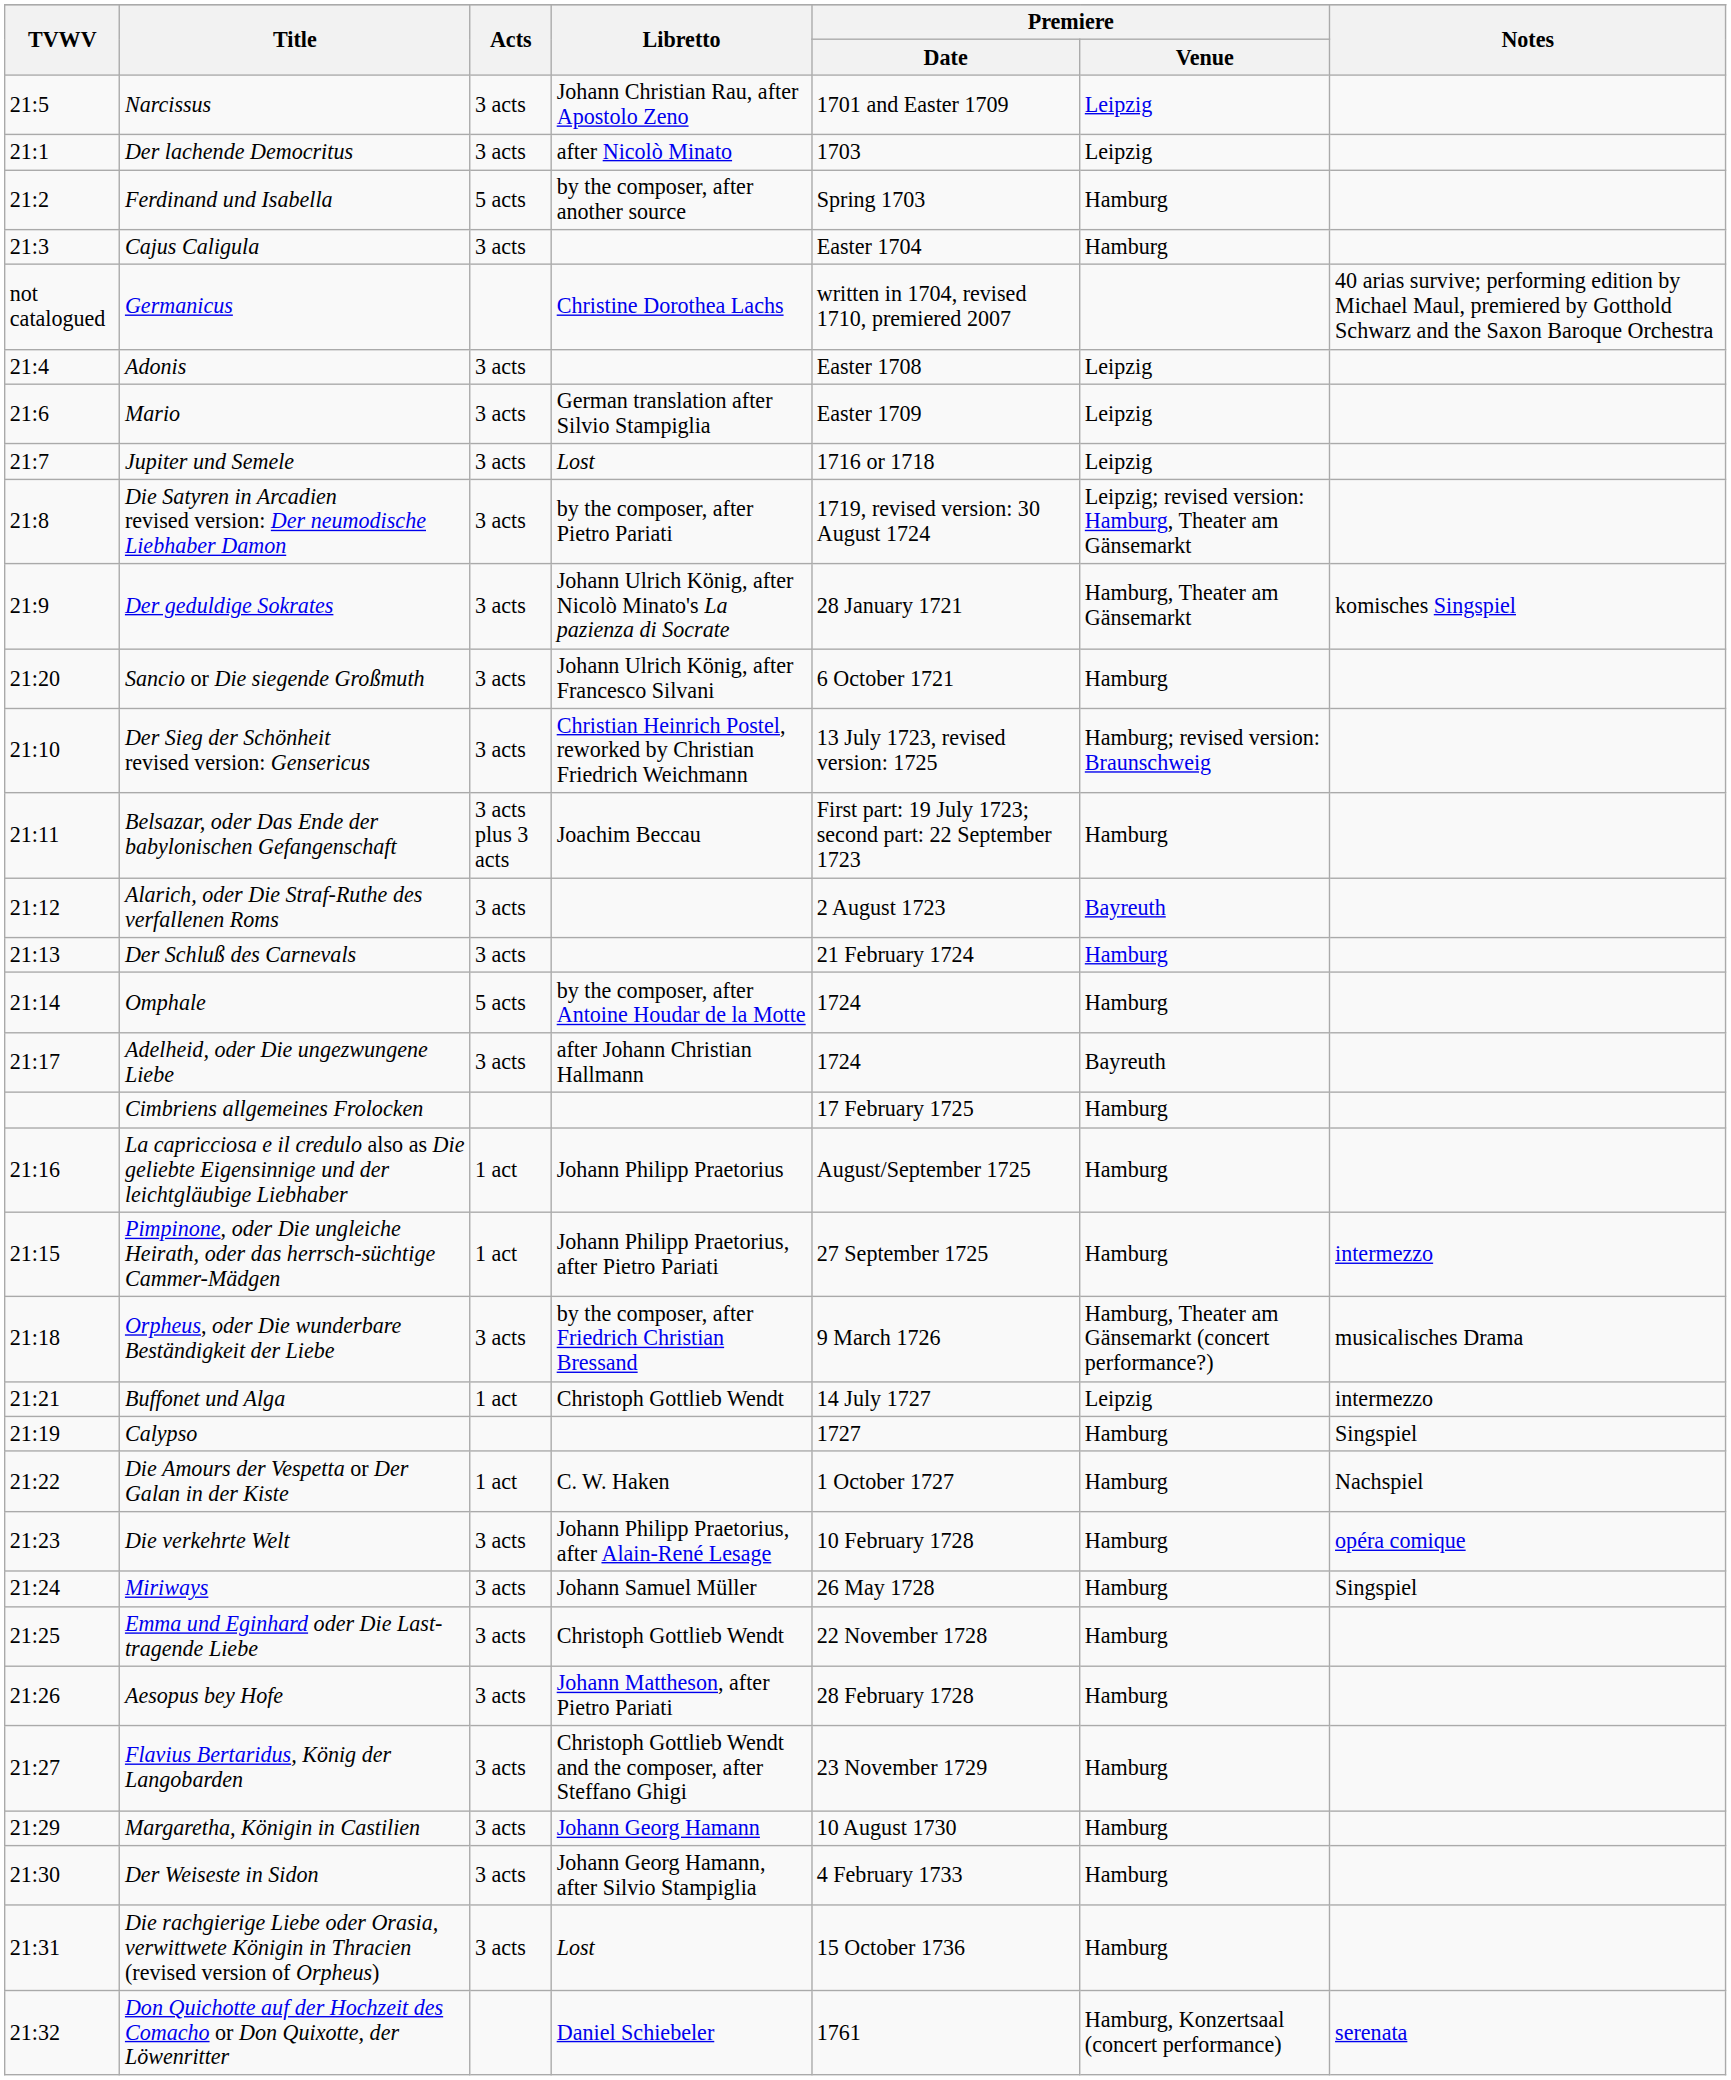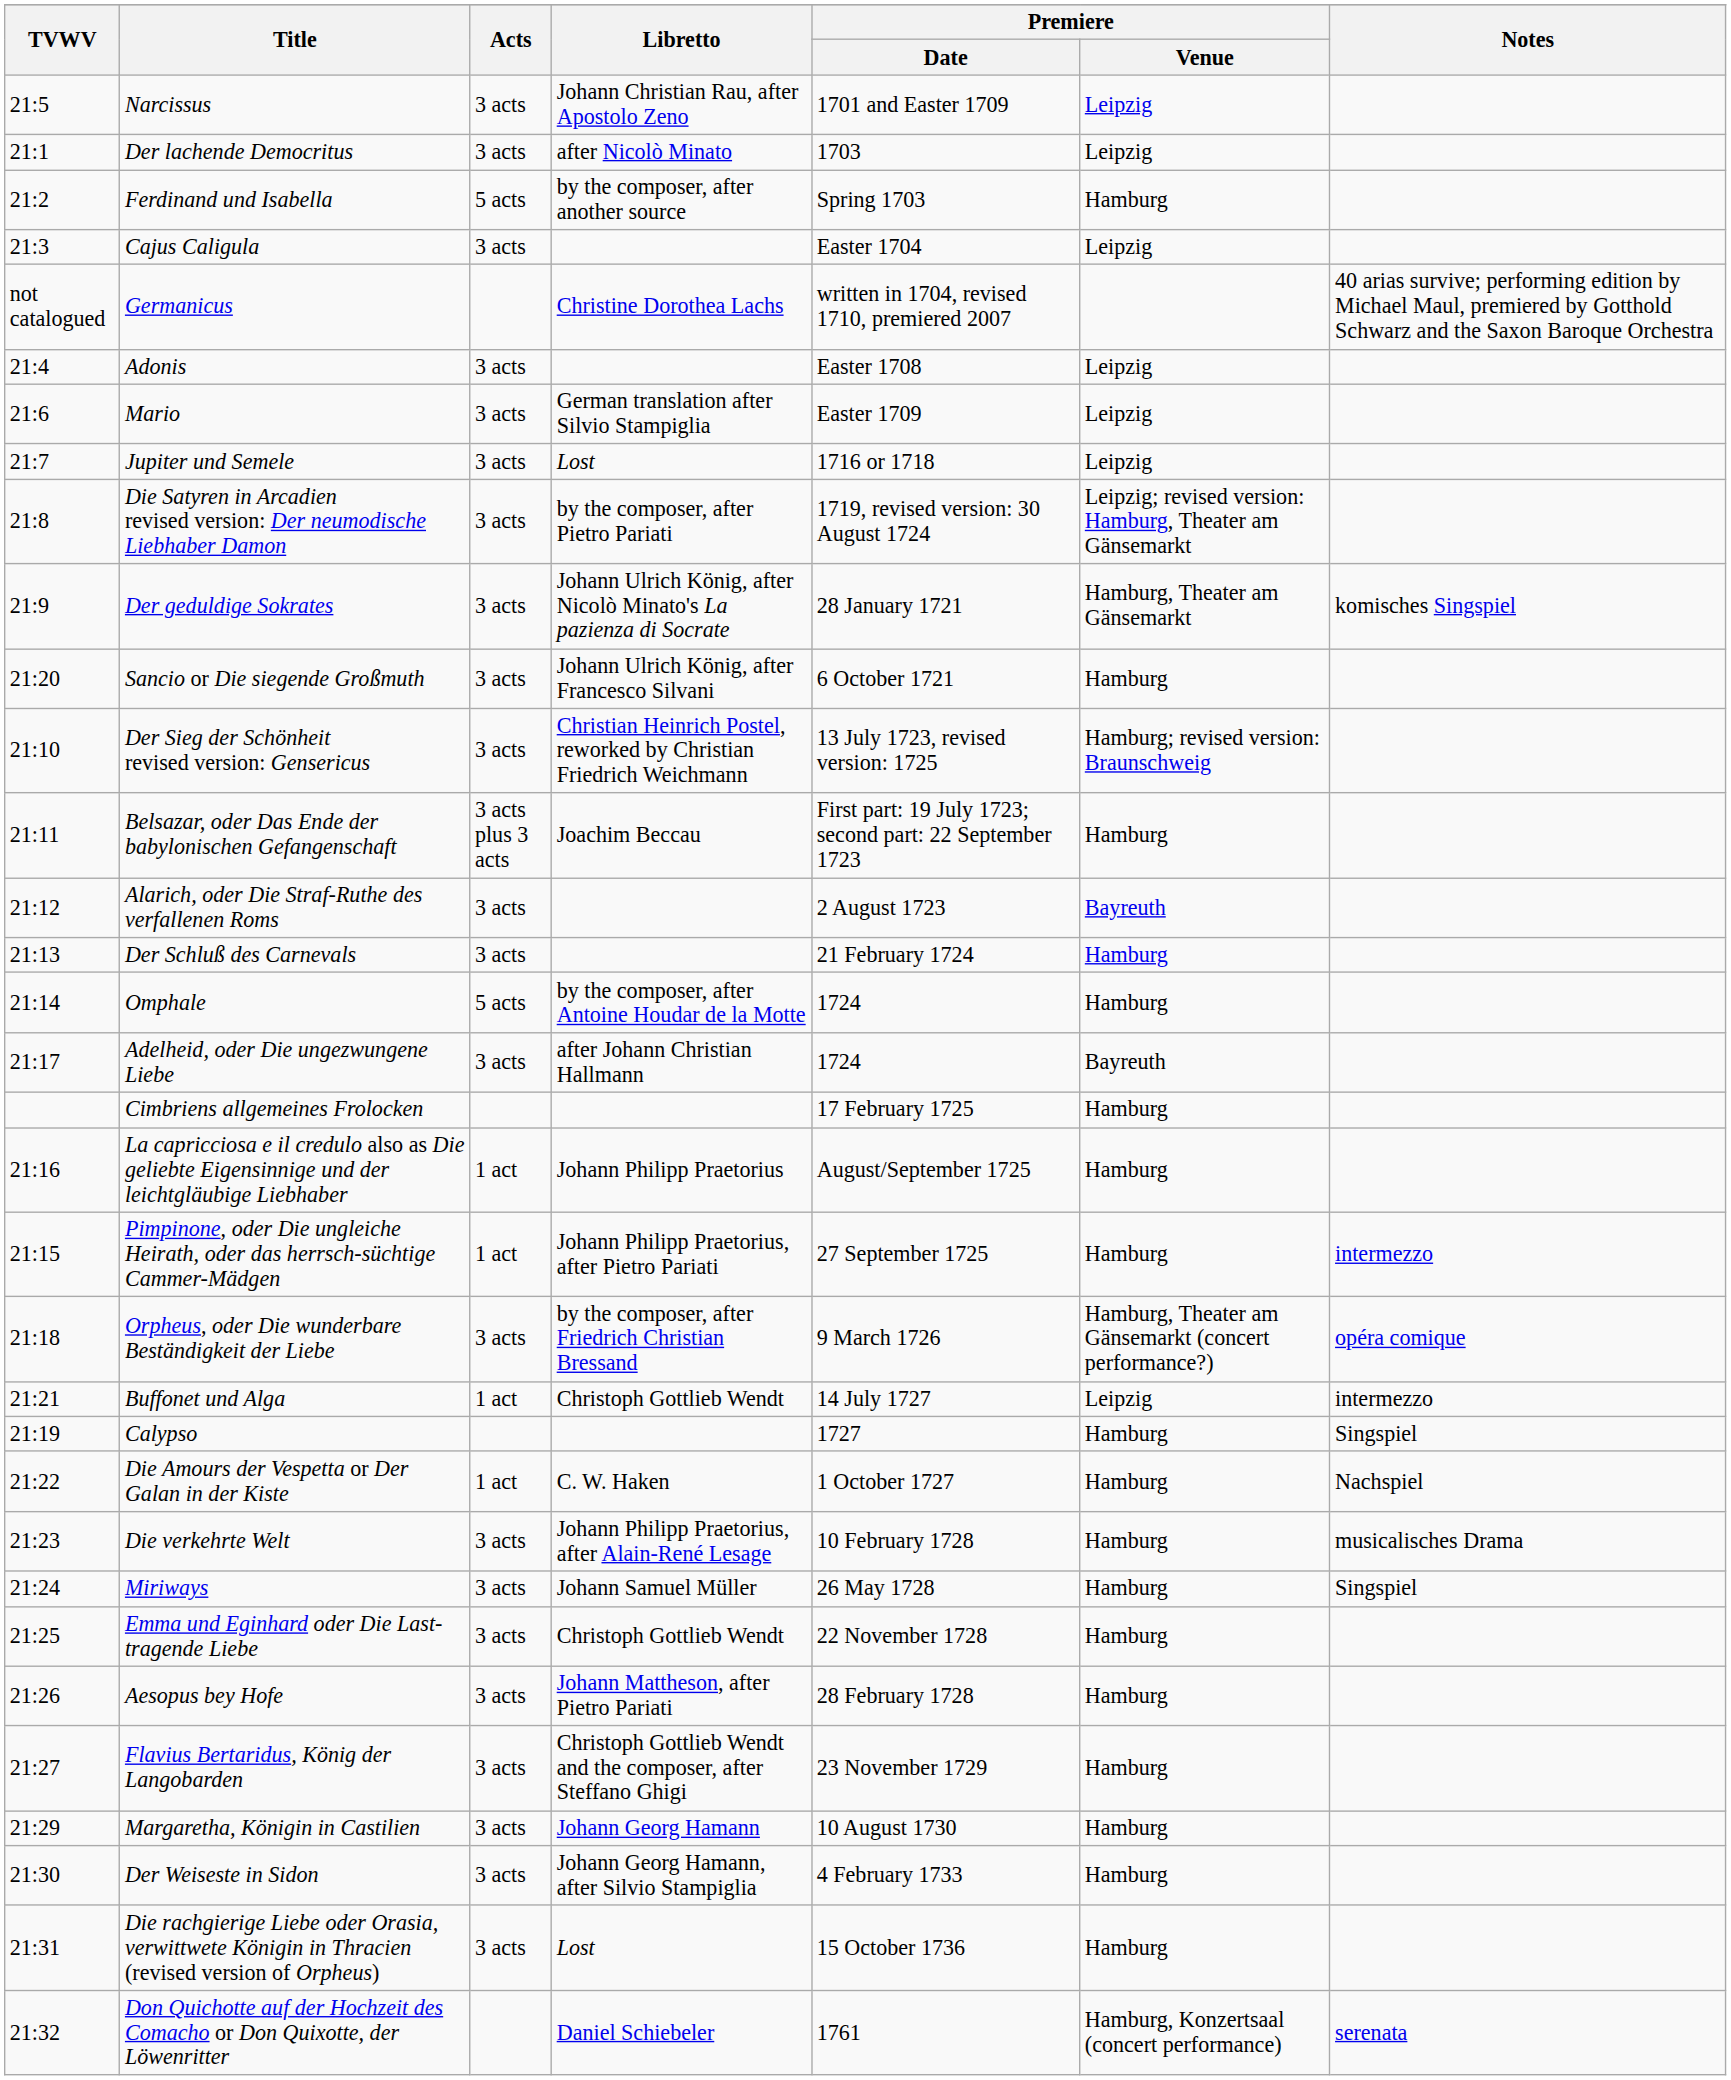(1126, 246) Hamburg -> (1119, 246) Leipzig
(1429, 1338) musicalisches Drama -> (1400, 1338) opéra comique
(1400, 1541) opéra comique -> (1429, 1541) musicalisches Drama
